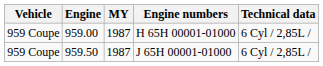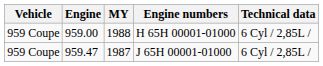(119, 33) 1987 -> (119, 33) 1988
(82, 52) 959.50 -> (82, 52) 959.47
